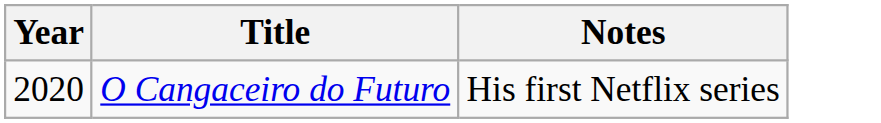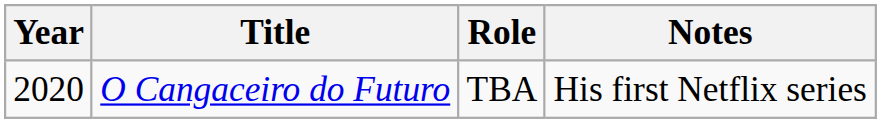+ column: (502, 32)
